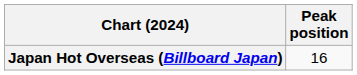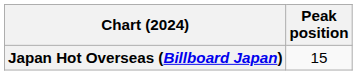(319, 57) 16 -> (319, 57) 15
